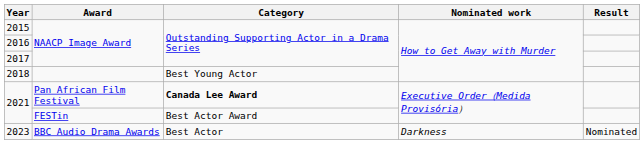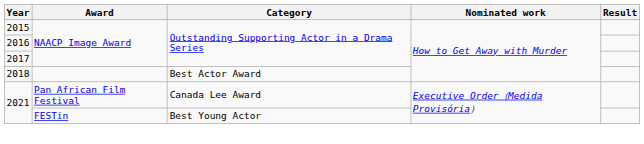(211, 74) Best Young Actor -> (215, 74) Best Actor Award
(211, 95) bold -> (215, 95) normal
(211, 116) Best Actor Award -> (215, 116) Best Young Actor
- row: (18, 131)
